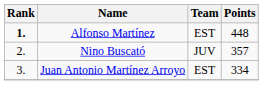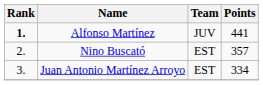(205, 32) EST -> (205, 32) JUV
(240, 32) 448 -> (240, 32) 441
(205, 51) JUV -> (205, 51) EST
